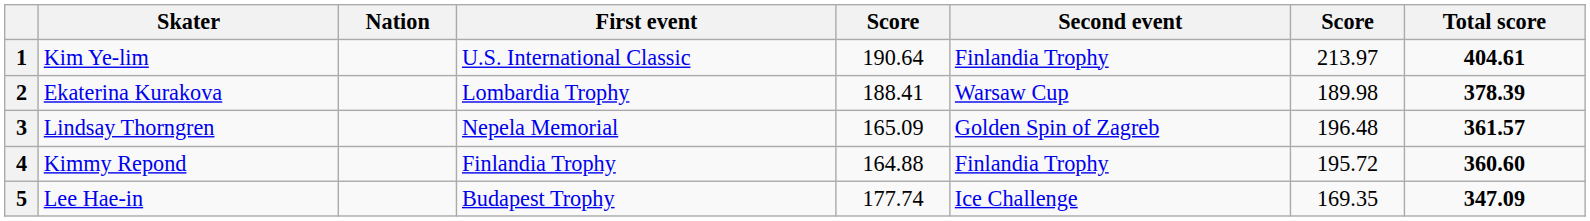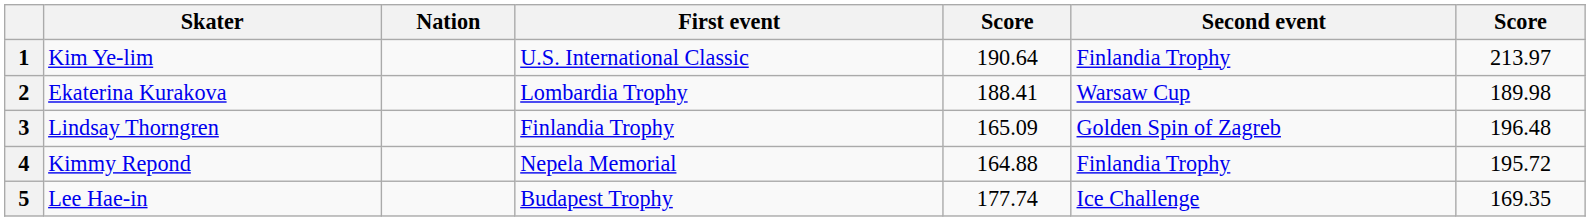- column: (1494, 22)
(540, 127) Nepela Memorial -> (597, 127) Finlandia Trophy
(539, 163) Finlandia Trophy -> (598, 163) Nepela Memorial
